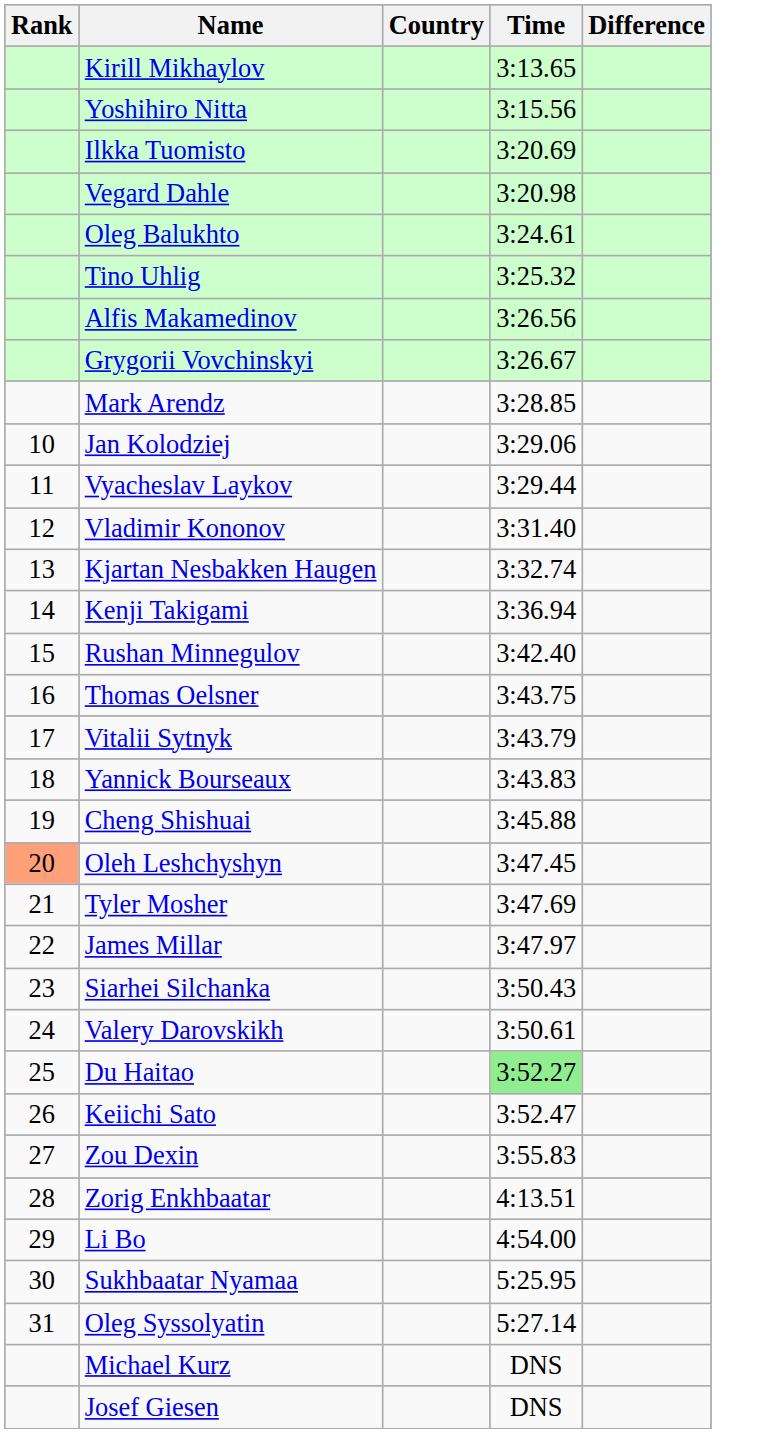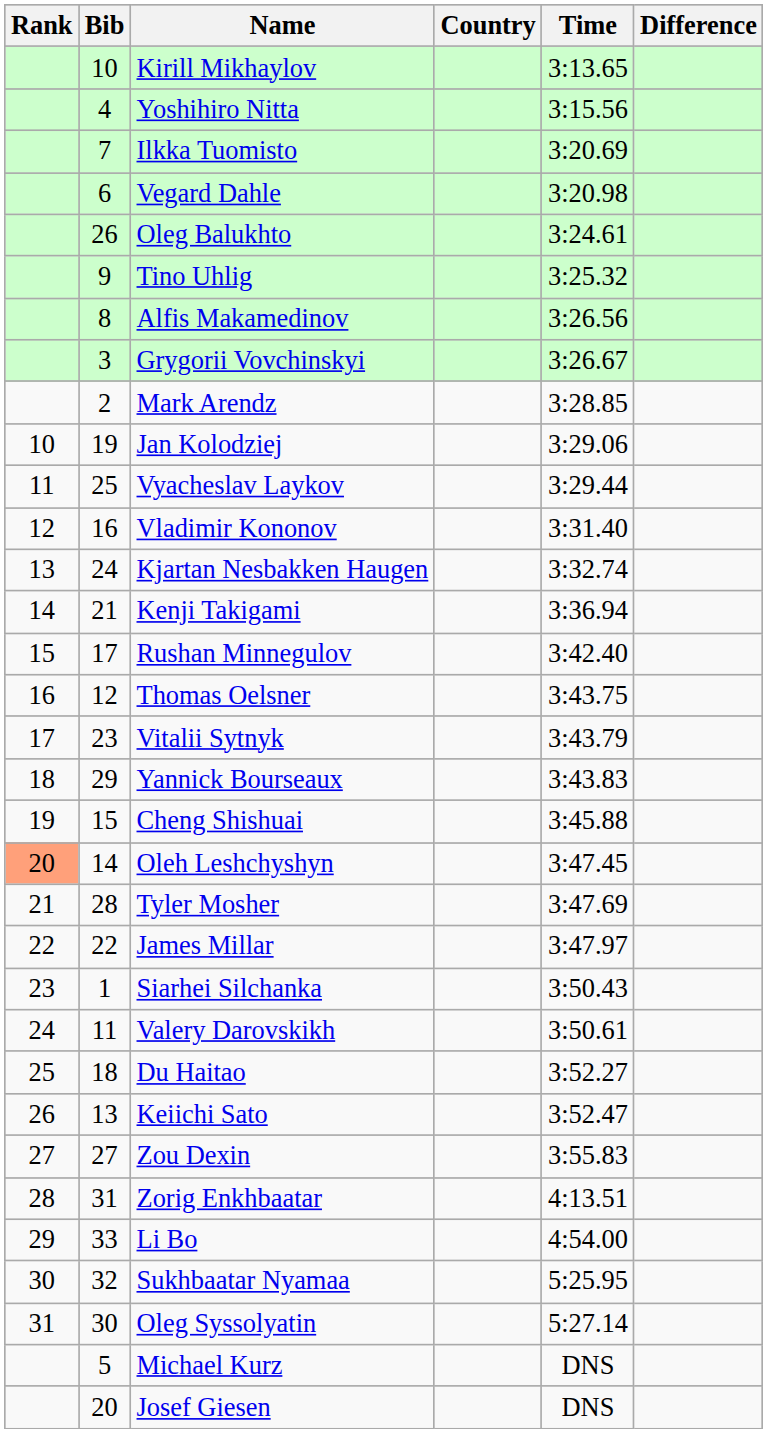+ column: (105, 25)
(536, 1072) lightgreen background -> (588, 1072) no background
